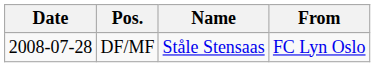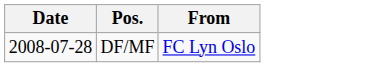- column: (214, 18)
